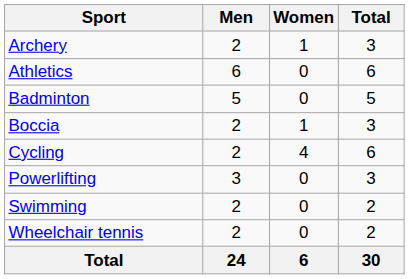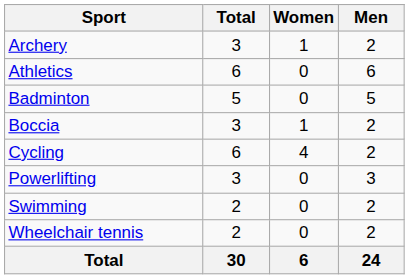columns swapped: (236, 17) <-> (371, 17)
